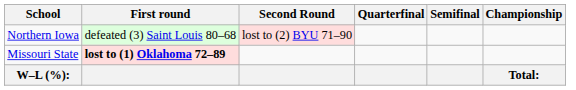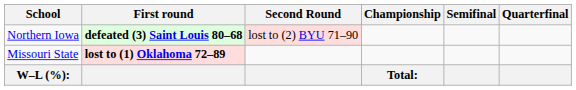columns swapped: (391, 14) <-> (524, 14)
(160, 35) normal -> (164, 35) bold
